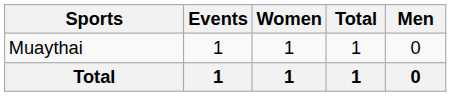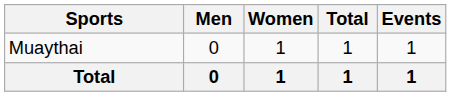columns swapped: (416, 18) <-> (218, 18)
